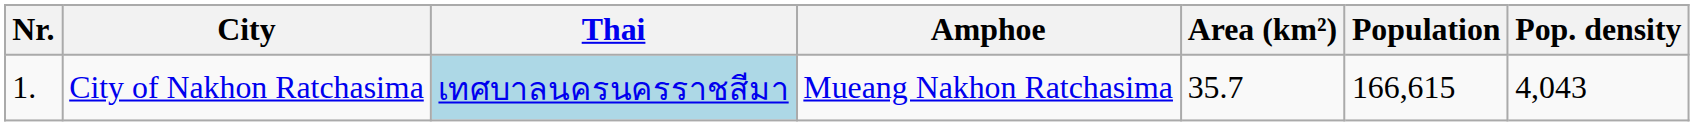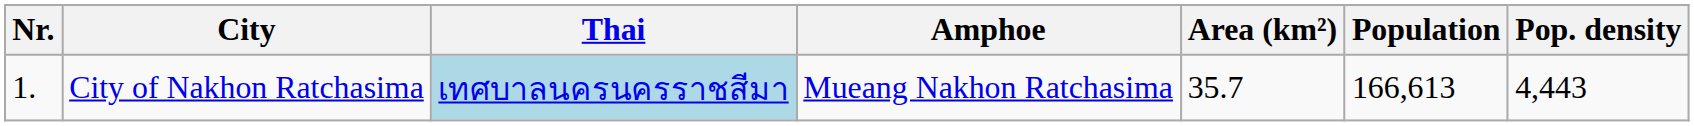(1404, 87) 166,615 -> (1404, 87) 166,613
(1551, 87) 4,043 -> (1551, 87) 4,443
